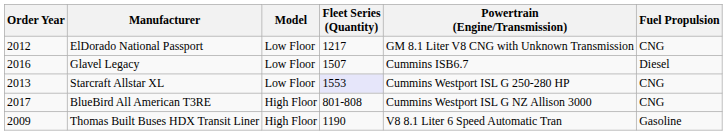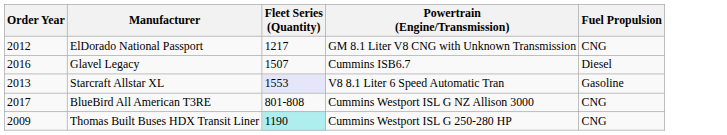- column: (291, 20)
(478, 83) Cummins Westport ISL G 250-280 HP -> (416, 83) V8 8.1 Liter 6 Speed Automatic Tran
(652, 83) CNG -> (603, 83) Gasoline
(334, 121) no background -> (276, 121) paleturquoise background
(474, 121) V8 8.1 Liter 6 Speed Automatic Tran -> (420, 121) Cummins Westport ISL G 250-280 HP
(660, 121) Gasoline -> (594, 121) CNG
